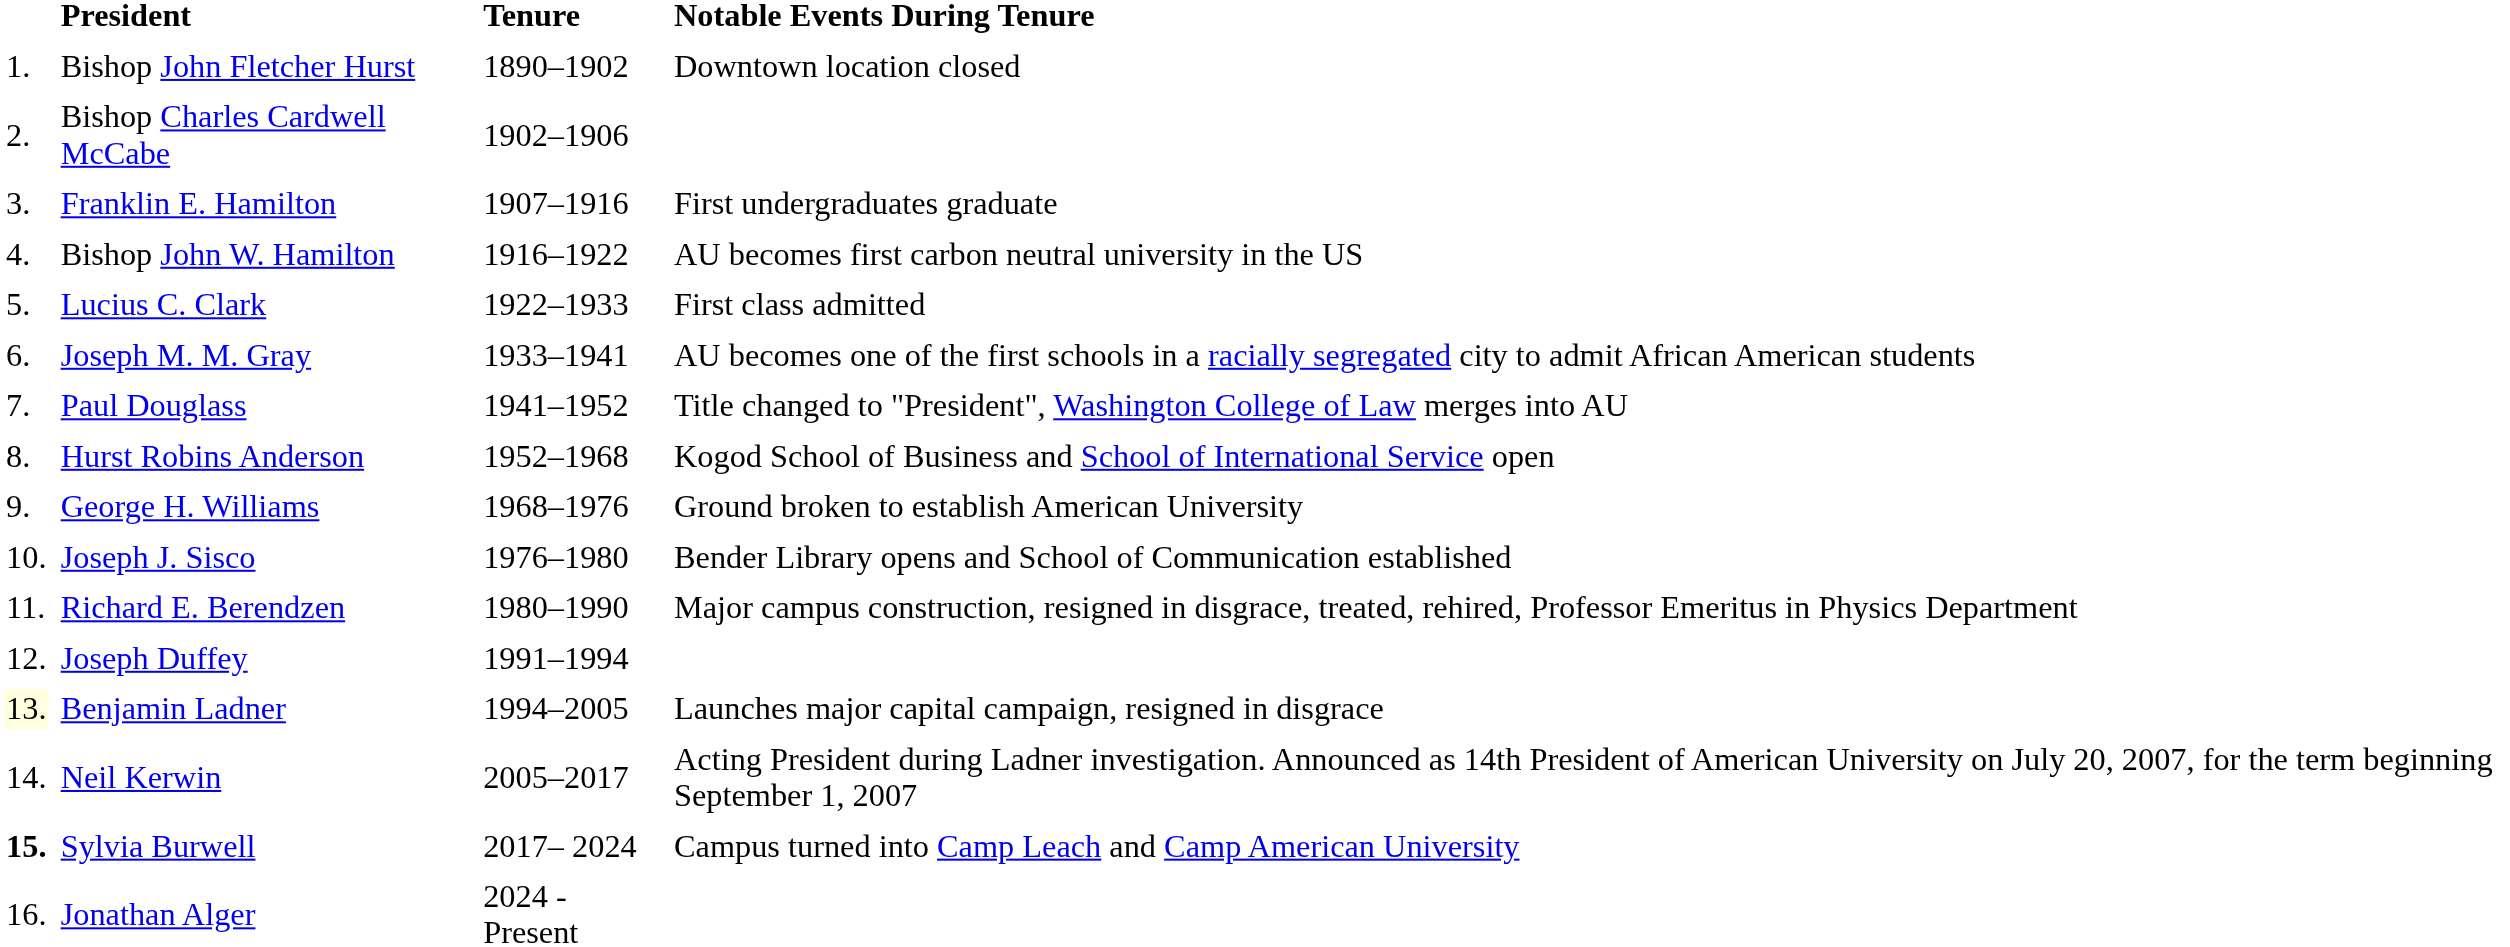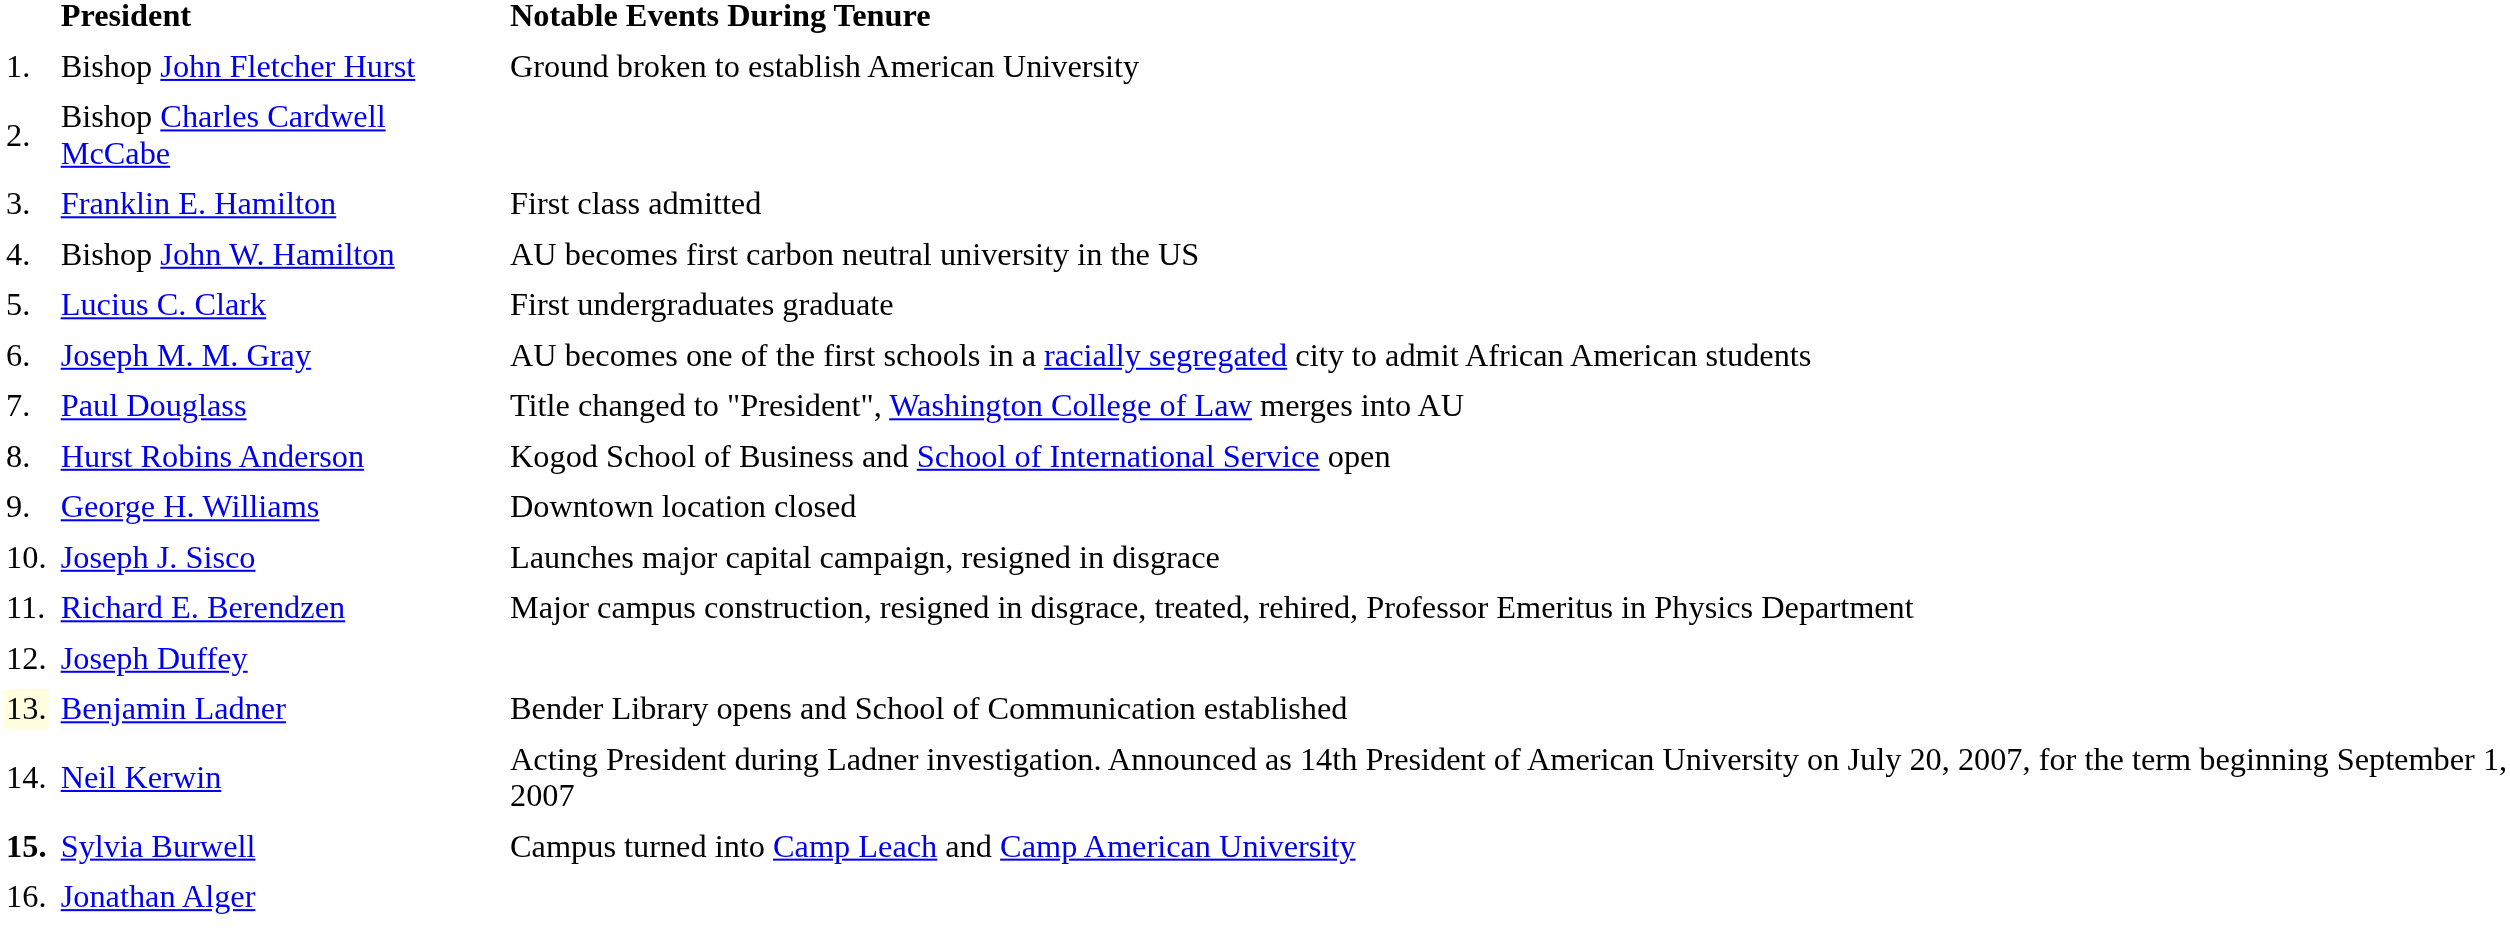- column: (532, 15)
(847, 66) Downtown location closed -> (825, 66) Ground broken to establish American University
(866, 203) First undergraduates graduate -> (636, 203) First class admitted
(800, 304) First class admitted -> (702, 304) First undergraduates graduate
(989, 506) Ground broken to establish American University -> (683, 506) Downtown location closed
(1093, 557) Bender Library opens and School of Communication established -> (865, 557) Launches major capital campaign, resigned in disgrace
(1029, 708) Launches major capital campaign, resigned in disgrace -> (929, 708) Bender Library opens and School of Communication established
